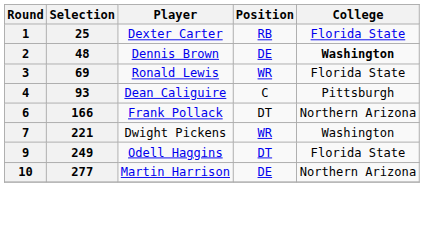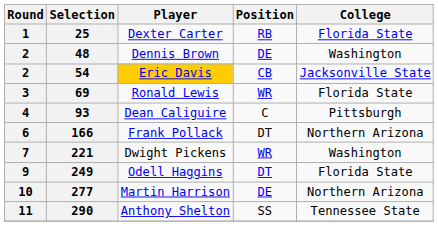(358, 54) bold -> (365, 54) normal
+ row: (82, 73)
+ row: (82, 211)
